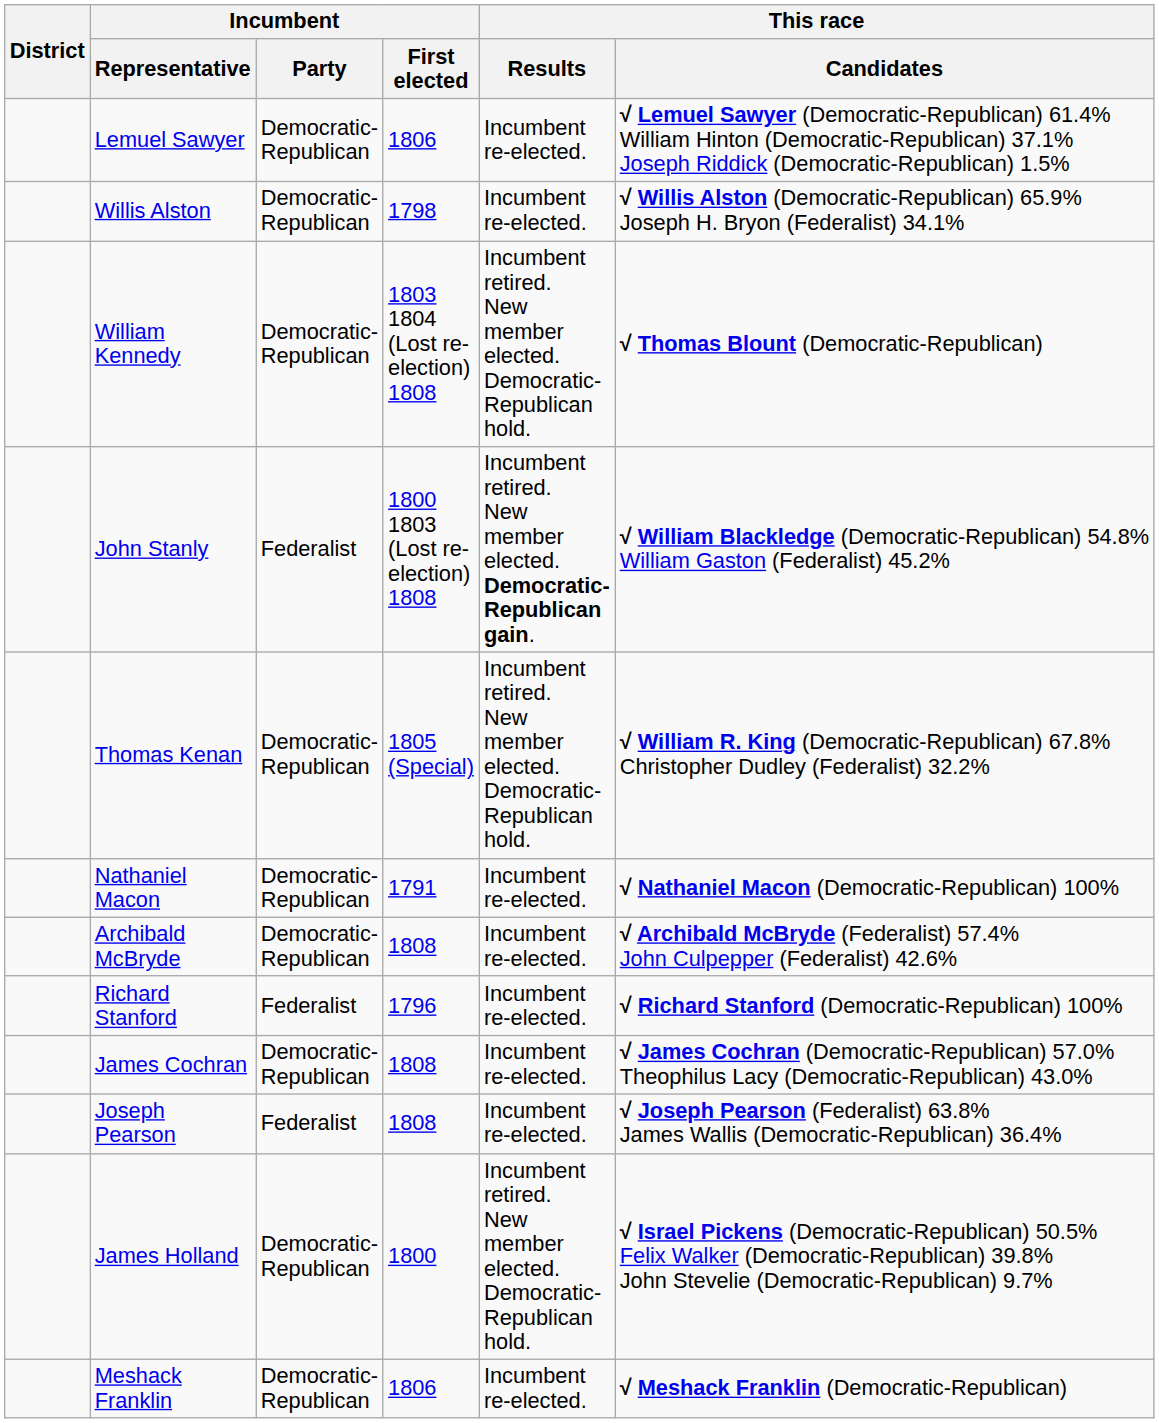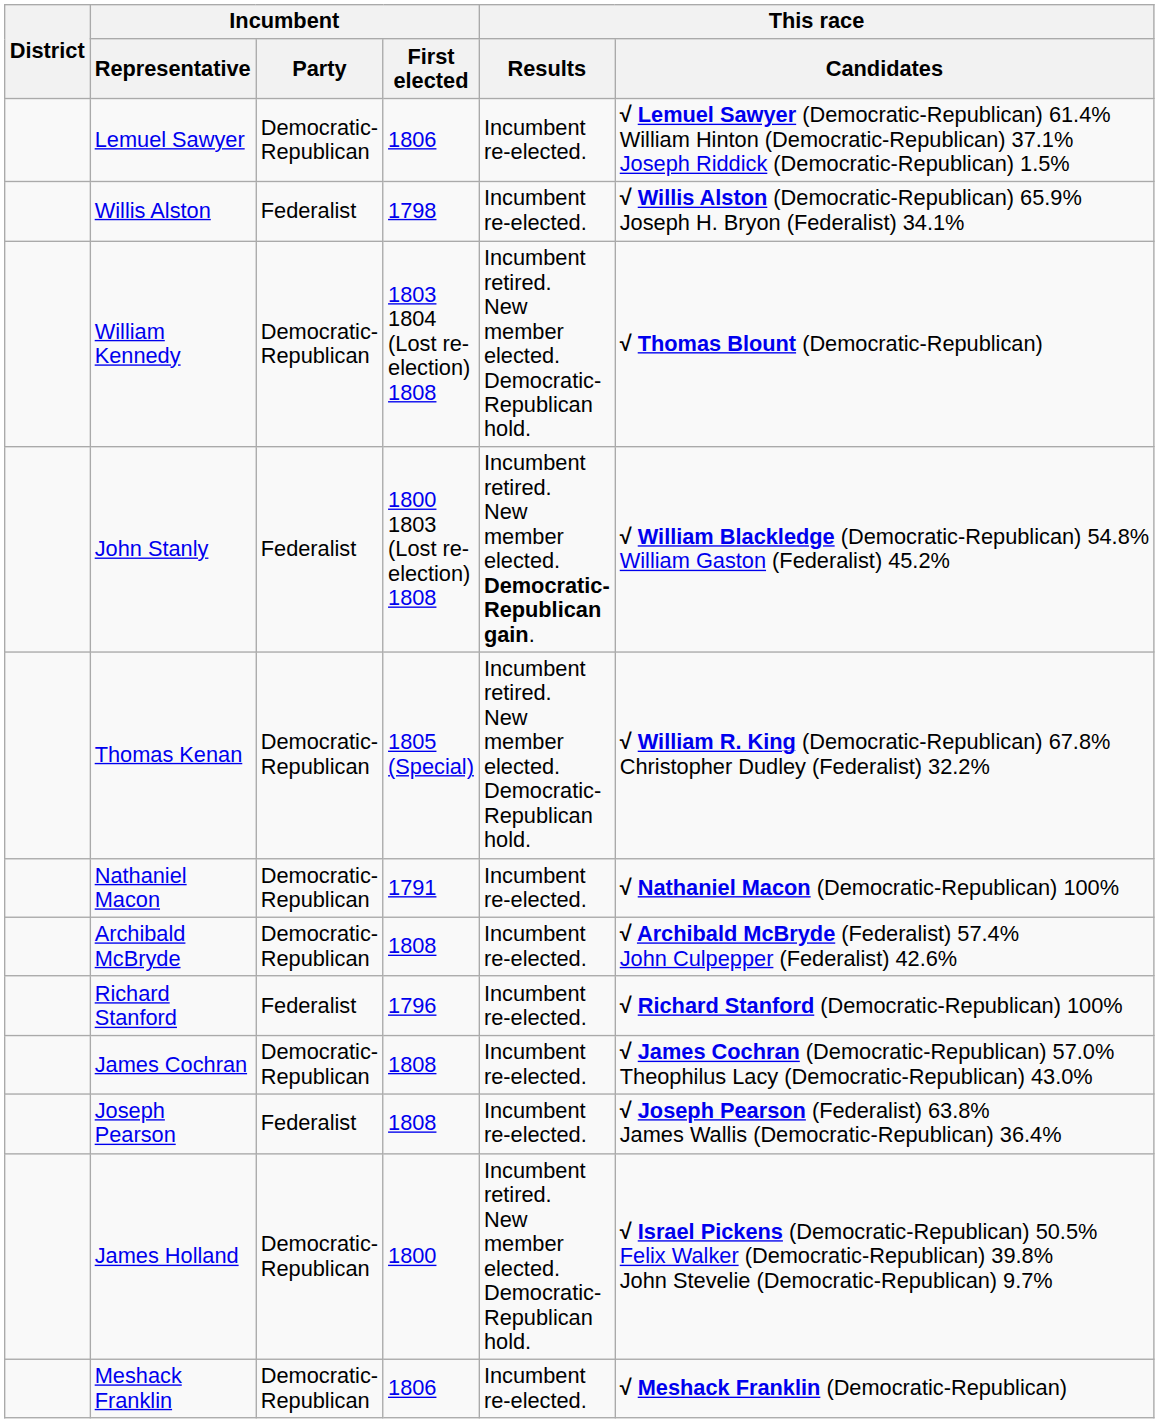(319, 210) Democratic-Republican -> (309, 210) Federalist
